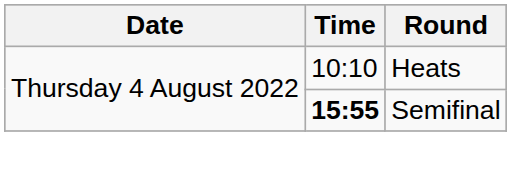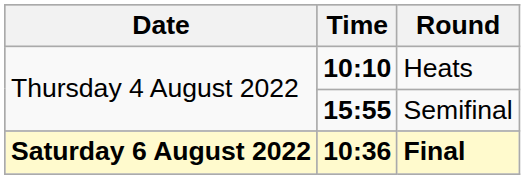(344, 67) normal -> (357, 67) bold
+ row: (435, 151)
